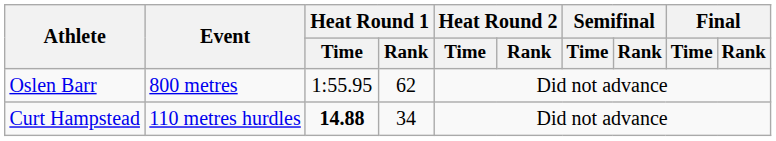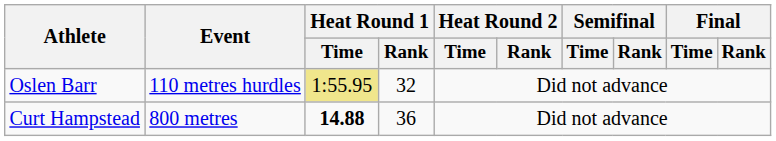(193, 85) 800 metres -> (225, 85) 110 metres hurdles
(342, 85) no background -> (342, 85) khaki background
(406, 85) 62 -> (406, 85) 32
(225, 118) 110 metres hurdles -> (193, 118) 800 metres
(406, 118) 34 -> (406, 118) 36
